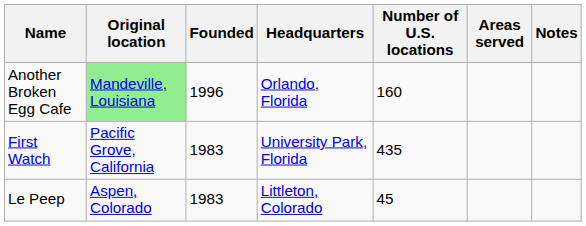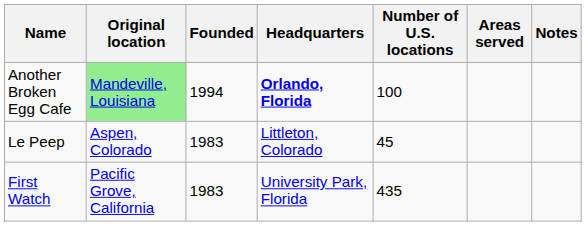(206, 91) 1996 -> (206, 91) 1994
(290, 91) normal -> (292, 91) bold
(389, 91) 160 -> (389, 91) 100
rows swapped: (29, 150) <-> (36, 200)
